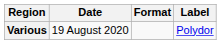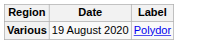- column: (152, 13)
